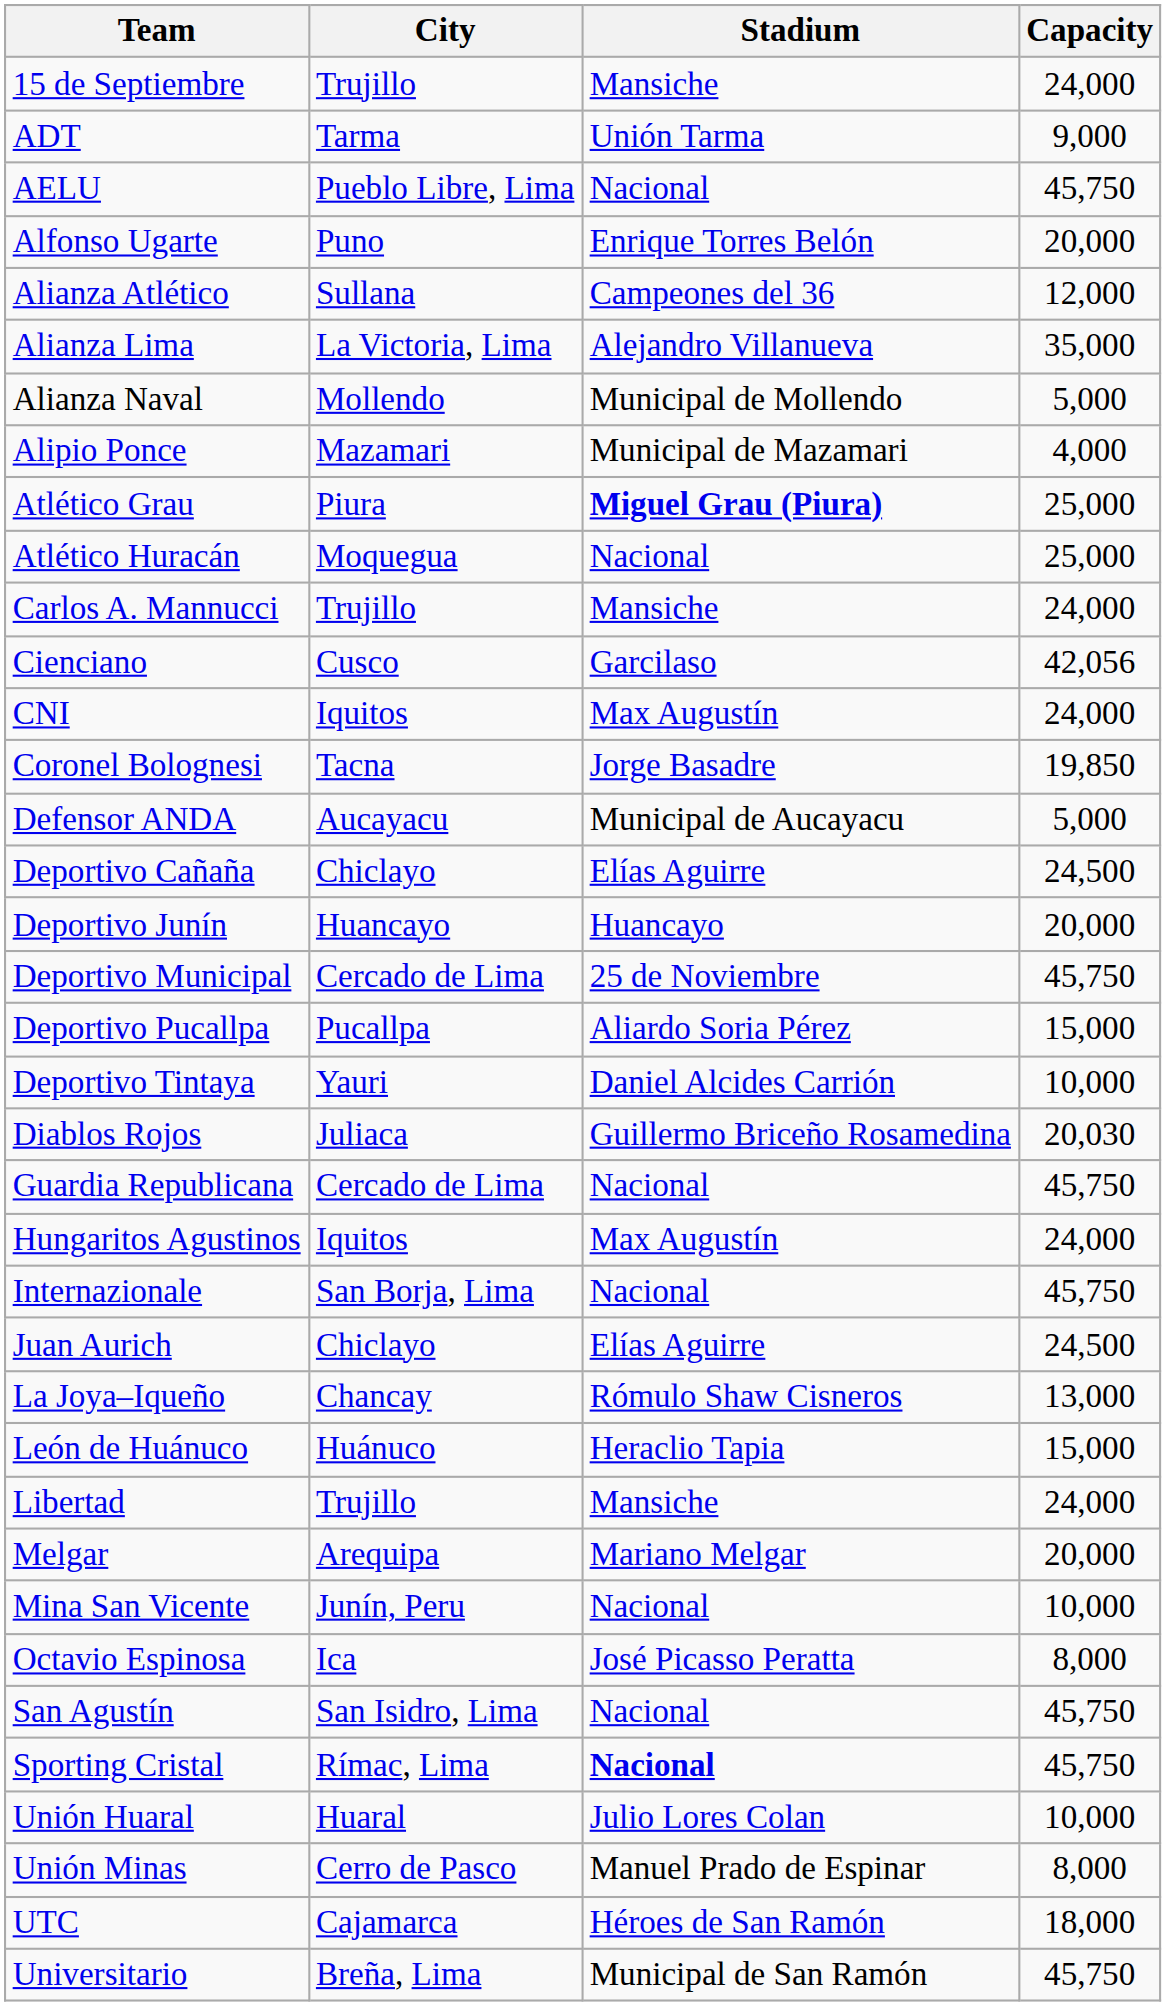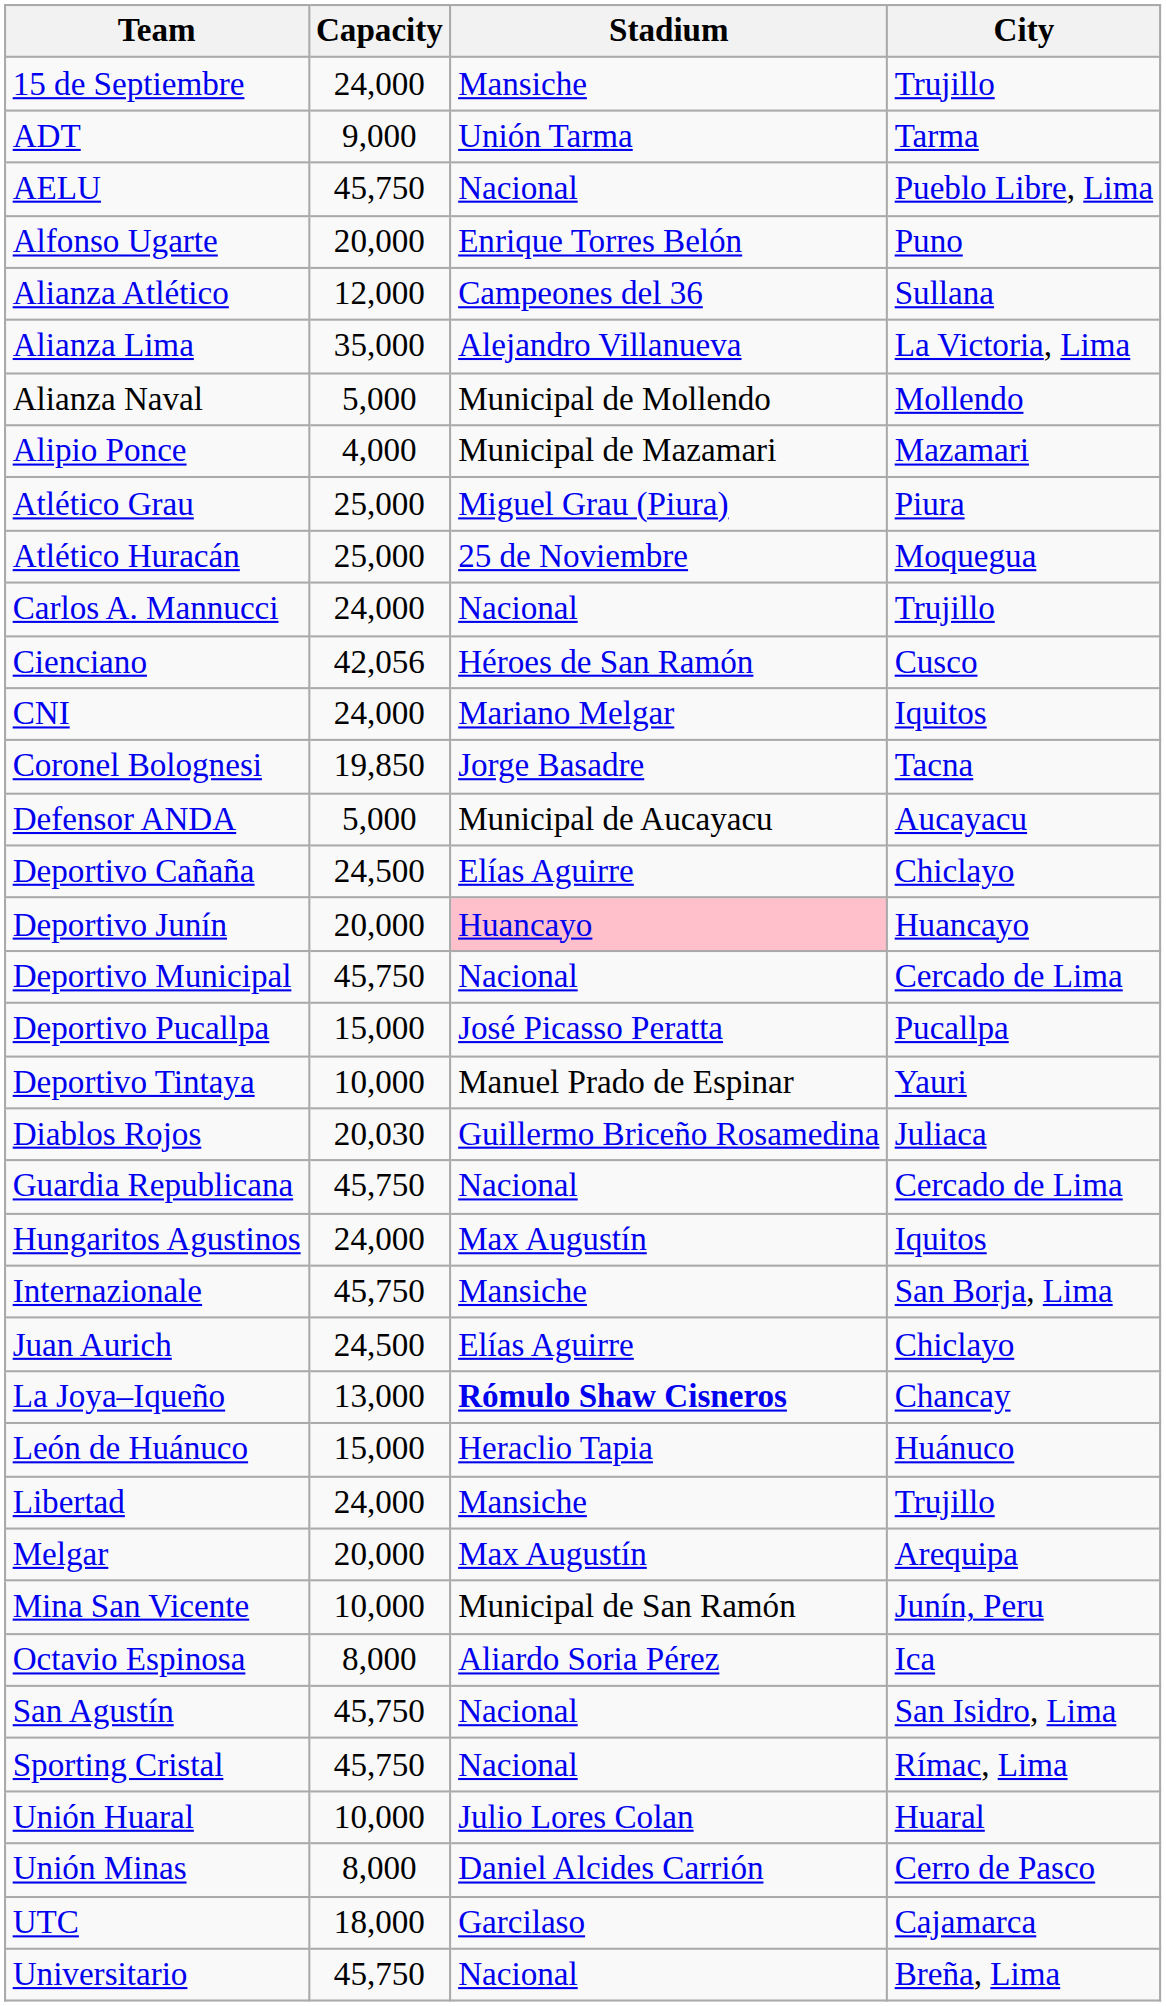columns swapped: (445, 30) <-> (1090, 30)
(736, 503) bold -> (593, 503) normal
(649, 556) Nacional -> (573, 556) 25 de Noviembre
(654, 608) Mansiche -> (518, 608) Nacional
(653, 661) Garcilaso -> (606, 661) Héroes de San Ramón
(684, 713) Max Augustín -> (566, 713) Mariano Melgar
(657, 923) no background -> (525, 923) pink background
(705, 976) 25 de Noviembre -> (518, 976) Nacional
(720, 1028) Aliardo Soria Pérez -> (591, 1028) José Picasso Peratta
(742, 1081) Daniel Alcides Carrión -> (626, 1081) Manuel Prado de Espinar
(649, 1291) Nacional -> (523, 1291) Mansiche
(746, 1396) normal -> (623, 1396) bold
(698, 1554) Mariano Melgar -> (552, 1554) Max Augustín
(649, 1606) Nacional -> (627, 1606) Municipal de San Ramón
(722, 1659) José Picasso Peratta -> (589, 1659) Aliardo Soria Pérez
(652, 1764) bold -> (518, 1764) normal
(758, 1869) Manuel Prado de Espinar -> (611, 1869) Daniel Alcides Carrión
(737, 1921) Héroes de San Ramón -> (522, 1921) Garcilaso
(758, 1974) Municipal de San Ramón -> (518, 1974) Nacional
